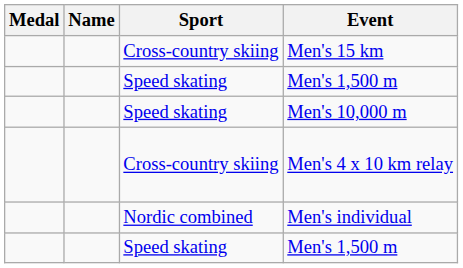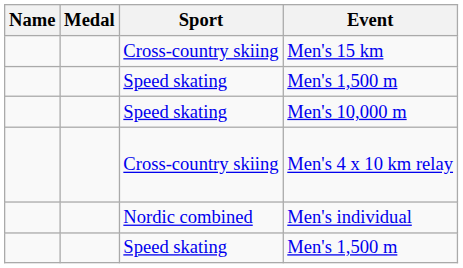columns swapped: (34, 20) <-> (91, 20)
